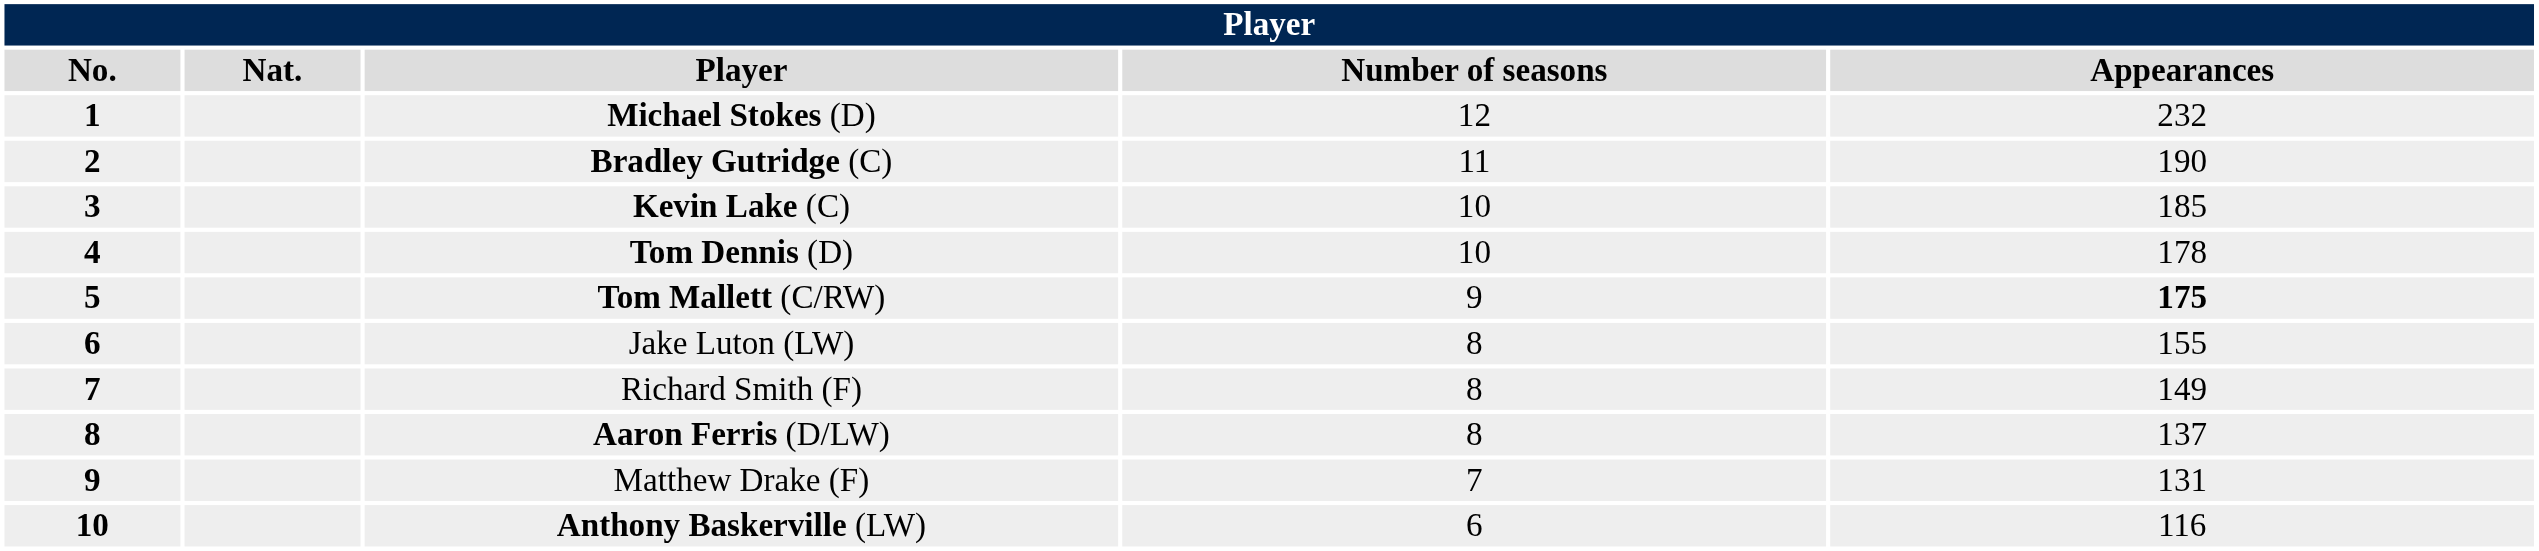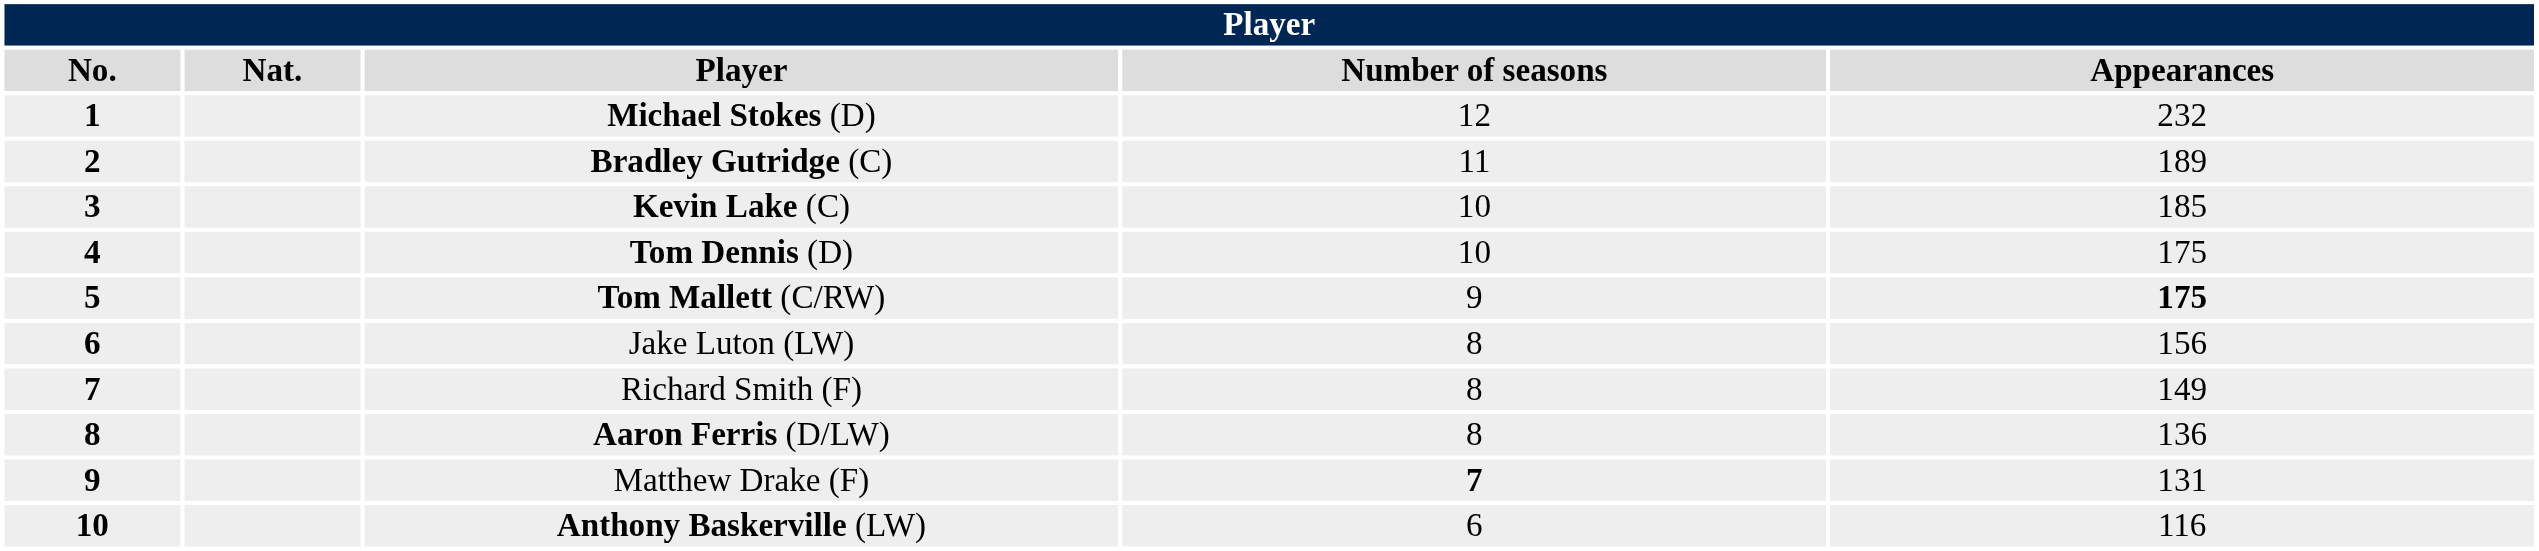(2182, 160) 190 -> (2182, 160) 189
(2182, 252) 178 -> (2182, 252) 175
(2182, 343) 155 -> (2182, 343) 156
(2182, 434) 137 -> (2182, 434) 136
(1474, 479) normal -> (1474, 479) bold
